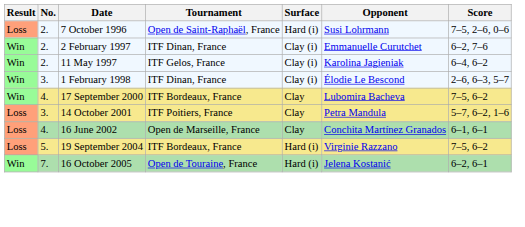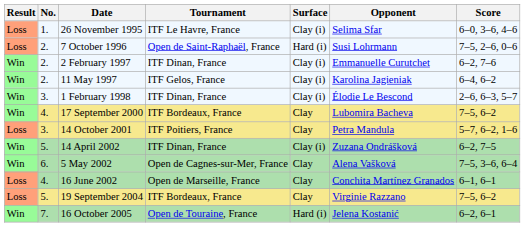+ row: (102, 29)
+ row: (90, 146)
+ row: (86, 163)
(301, 146) Hard (i) -> (303, 197) Clay
